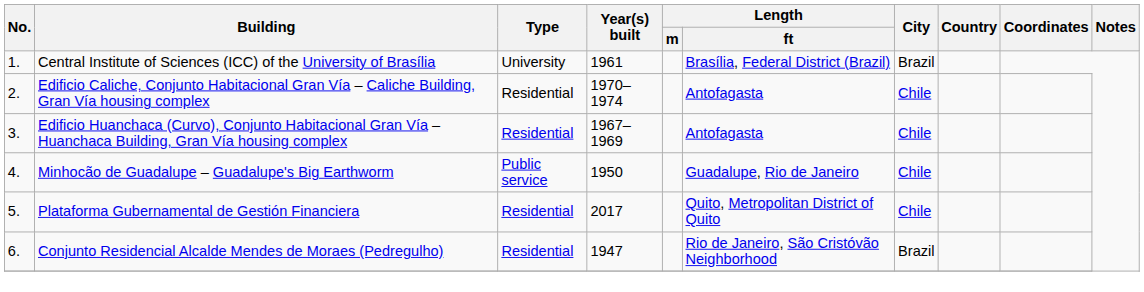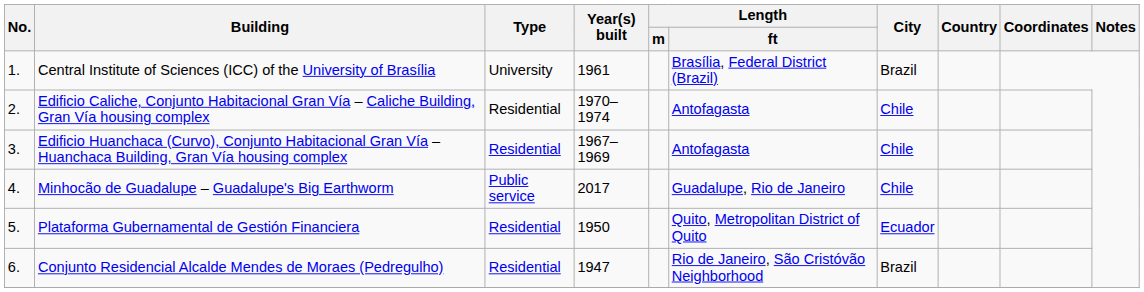(607, 172) 1950 -> (594, 188) 2017
(607, 211) 2017 -> (594, 228) 1950
(915, 211) Chile -> (907, 228) Ecuador
